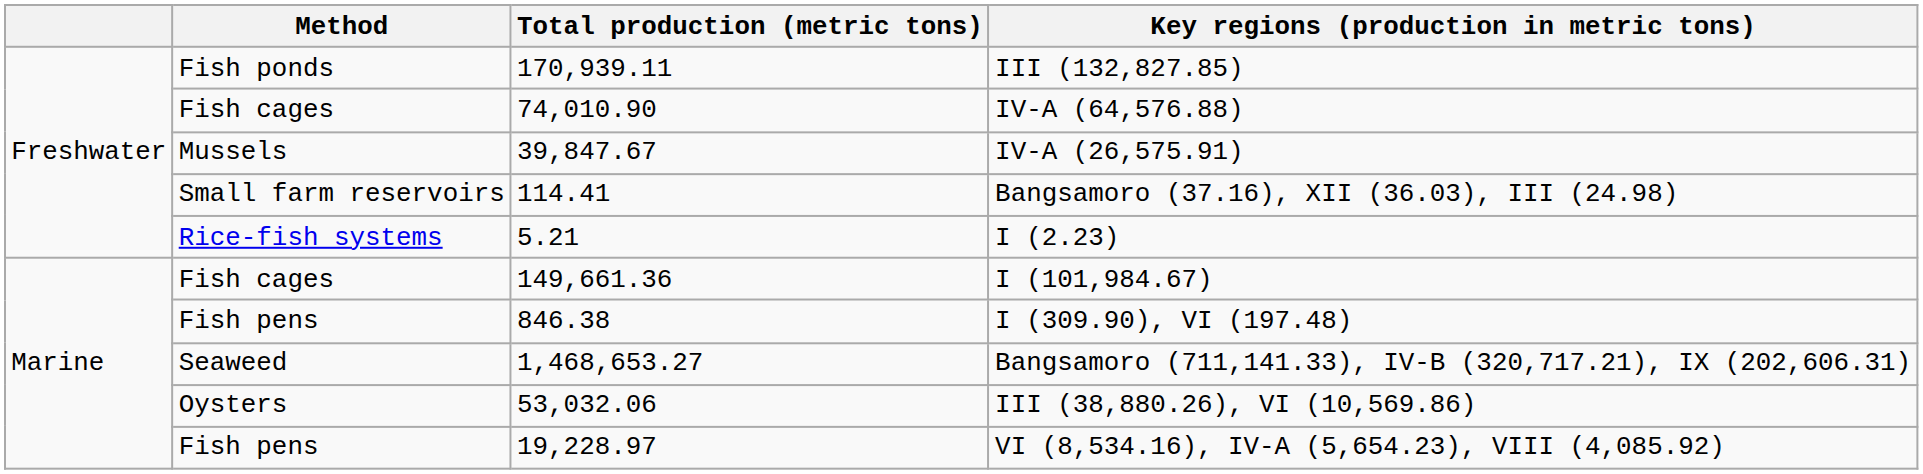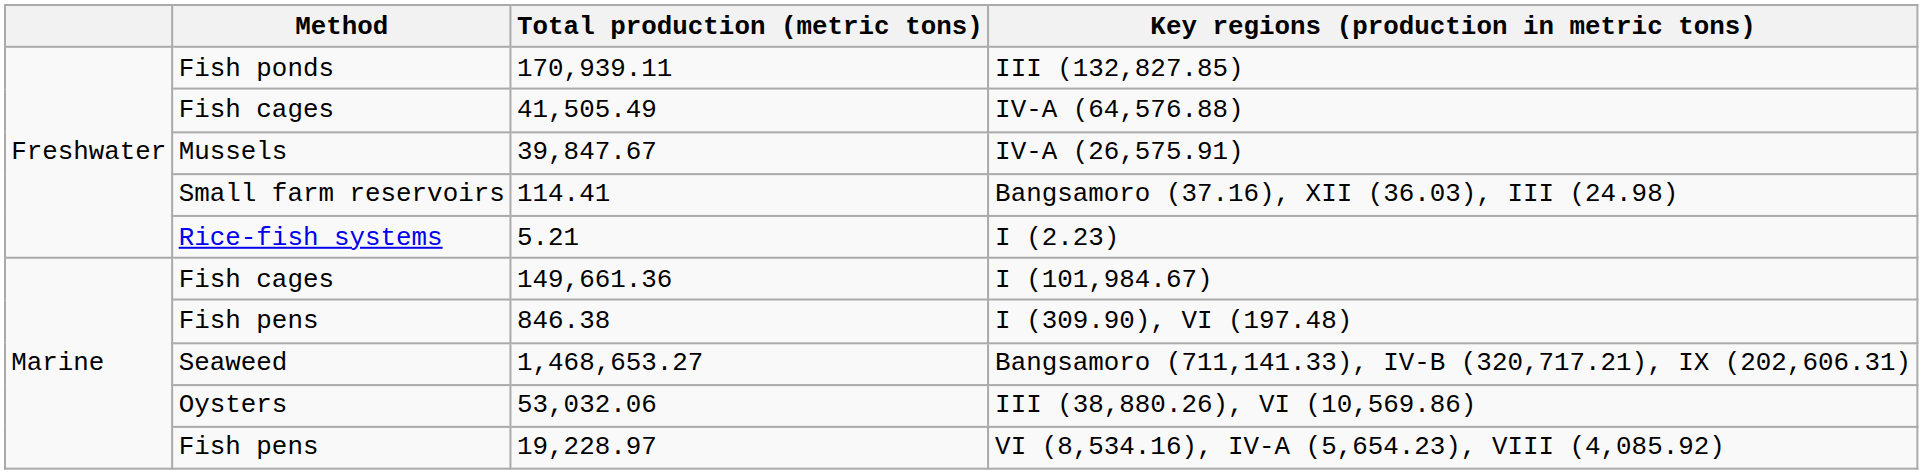(587, 110) 74,010.90 -> (587, 110) 41,505.49
